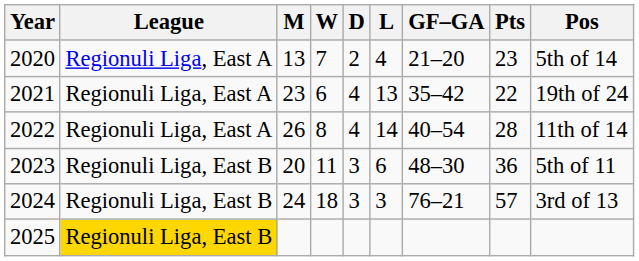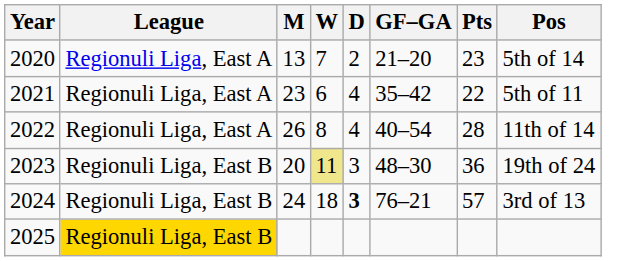- column: (386, 22)
(582, 93) 19th of 24 -> (543, 93) 5th of 11
(326, 165) no background -> (326, 165) khaki background
(576, 165) 5th of 11 -> (549, 165) 19th of 24
(354, 201) normal -> (354, 201) bold
